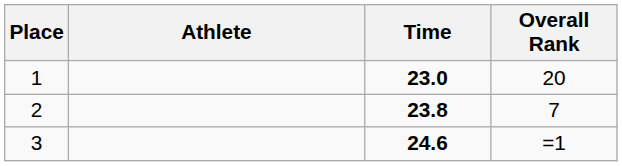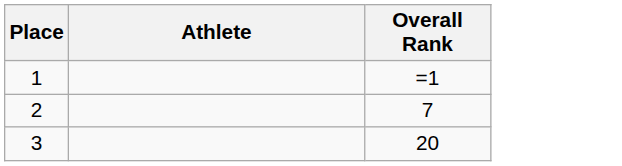- column: (427, 32)
(554, 77) 20 -> (427, 77) =1
(554, 143) =1 -> (427, 143) 20
